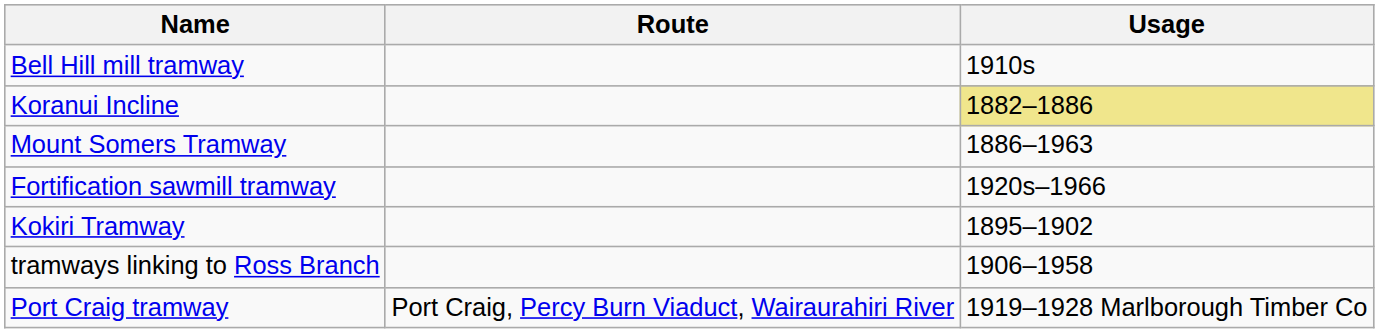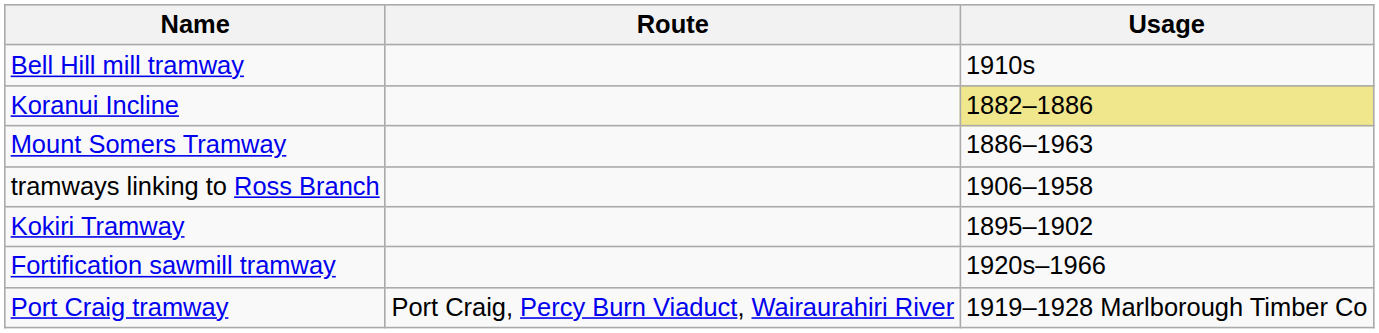rows swapped: (195, 266) <-> (173, 186)
